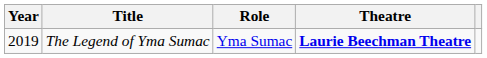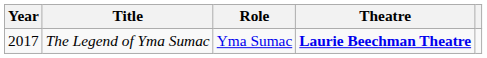(23, 41) 2019 -> (23, 41) 2017
